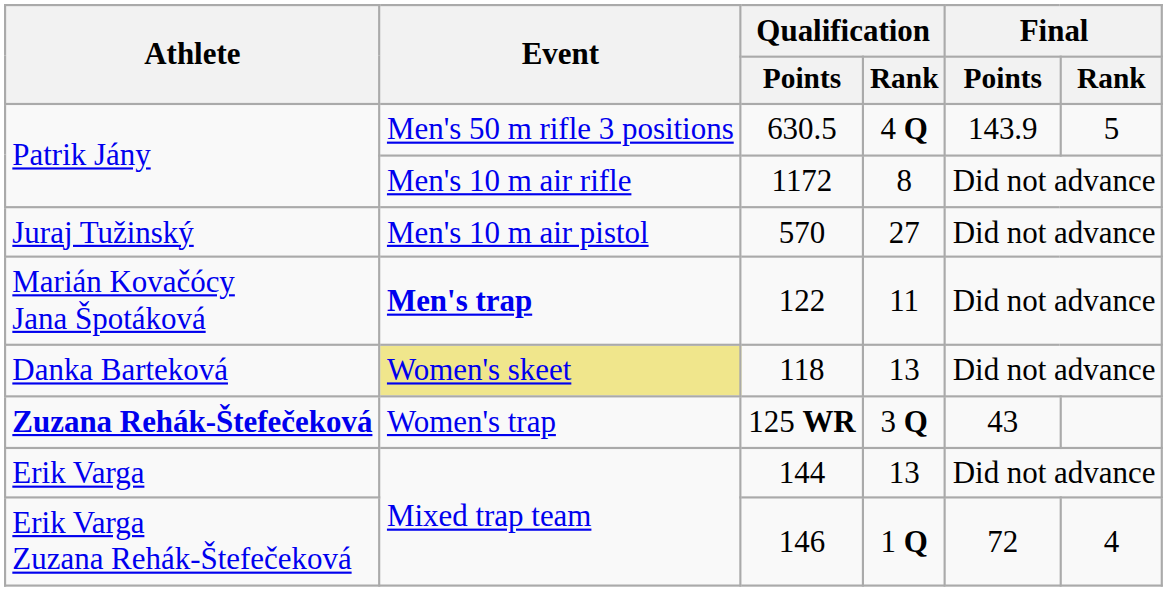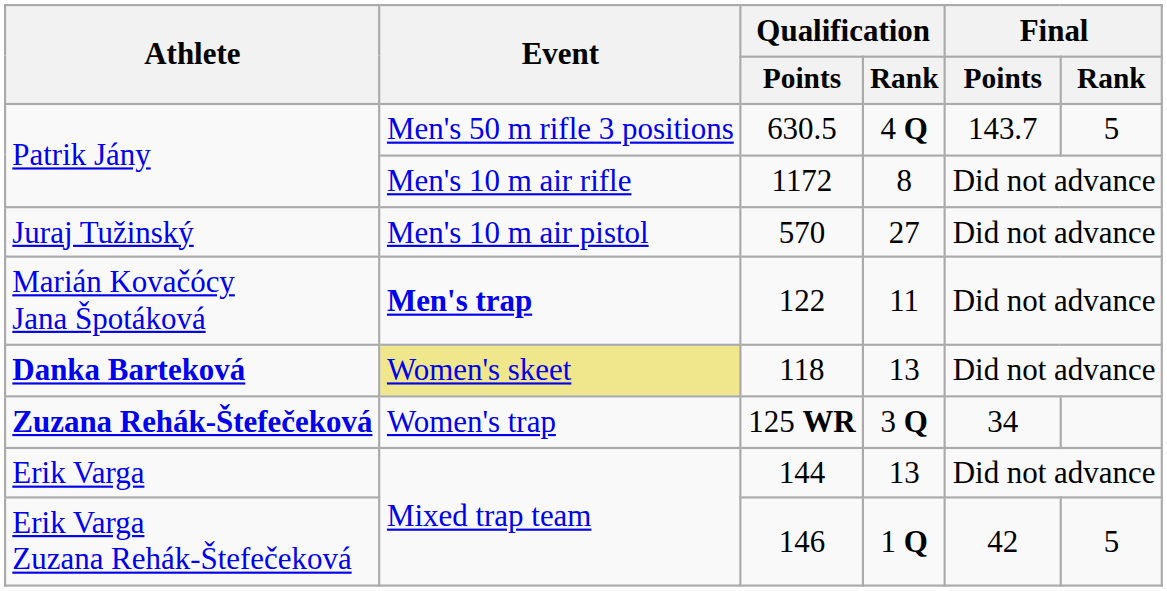(1003, 129) 143.9 -> (1003, 129) 143.7
(120, 370) normal -> (129, 370) bold
(1003, 421) 43 -> (1003, 421) 34
(1003, 542) 72 -> (1003, 542) 42
(1111, 542) 4 -> (1111, 542) 5
